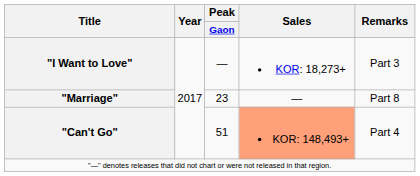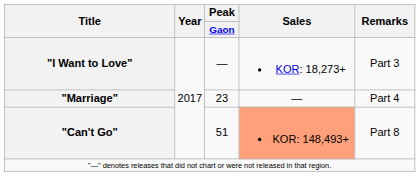(385, 98) Part 8 -> (385, 98) Part 4
(385, 133) Part 4 -> (385, 133) Part 8
